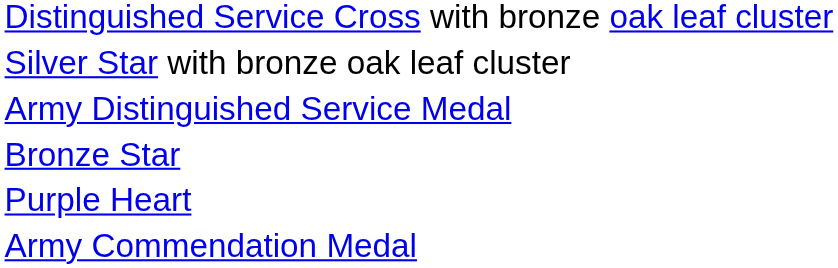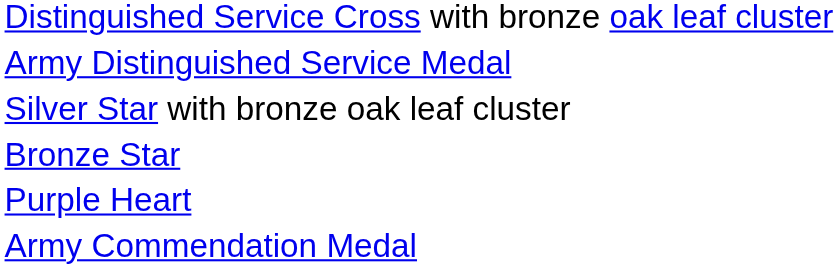rows swapped: (258, 108) <-> (288, 63)
